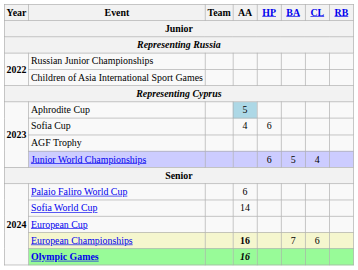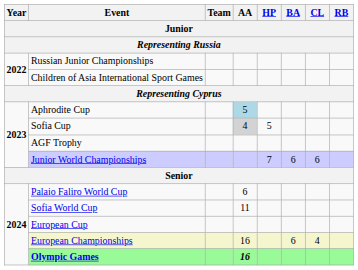(245, 126) no background -> (245, 126) lightgrey background
(269, 126) 6 -> (269, 126) 5
(269, 159) 6 -> (269, 159) 7
(293, 159) 5 -> (293, 159) 6
(317, 159) 4 -> (317, 159) 6
(245, 208) 14 -> (245, 208) 11
(245, 240) bold -> (245, 240) normal
(293, 240) 7 -> (293, 240) 6
(317, 240) 6 -> (317, 240) 4
